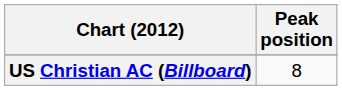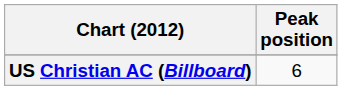(297, 70) 8 -> (297, 70) 6
